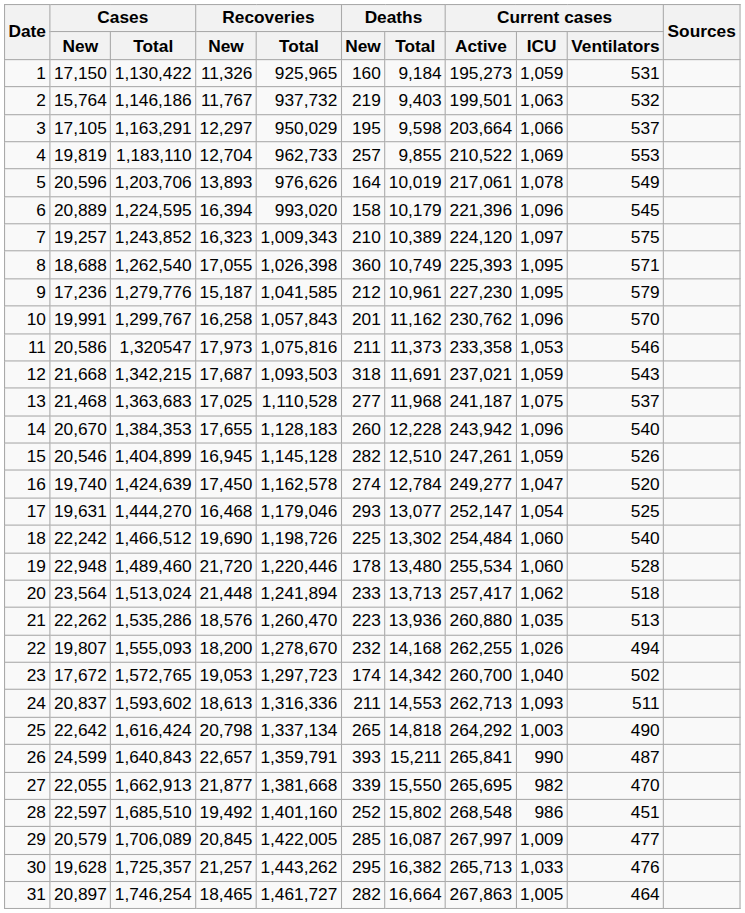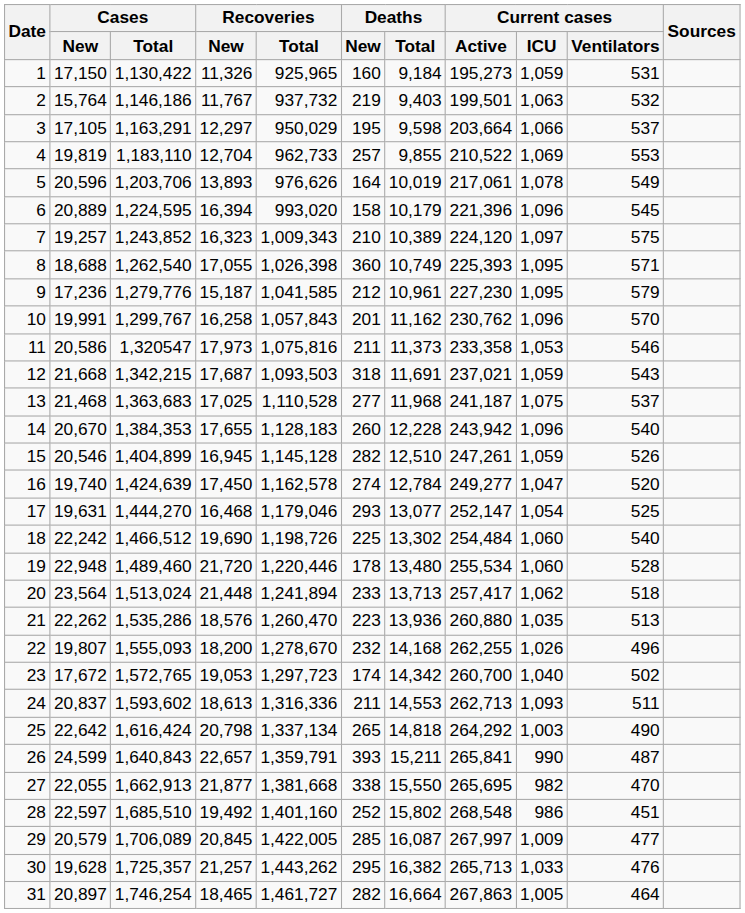(645, 648) 494 -> (645, 648) 496
(366, 785) 339 -> (366, 785) 338
